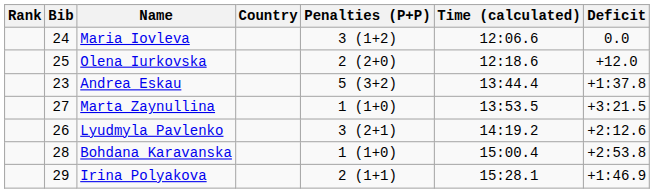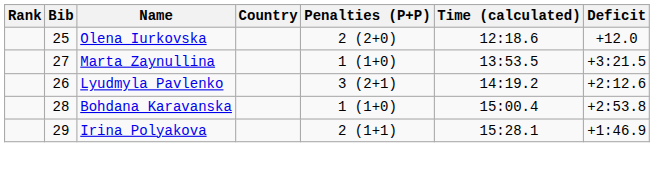- row: (135, 39)
- row: (131, 85)
